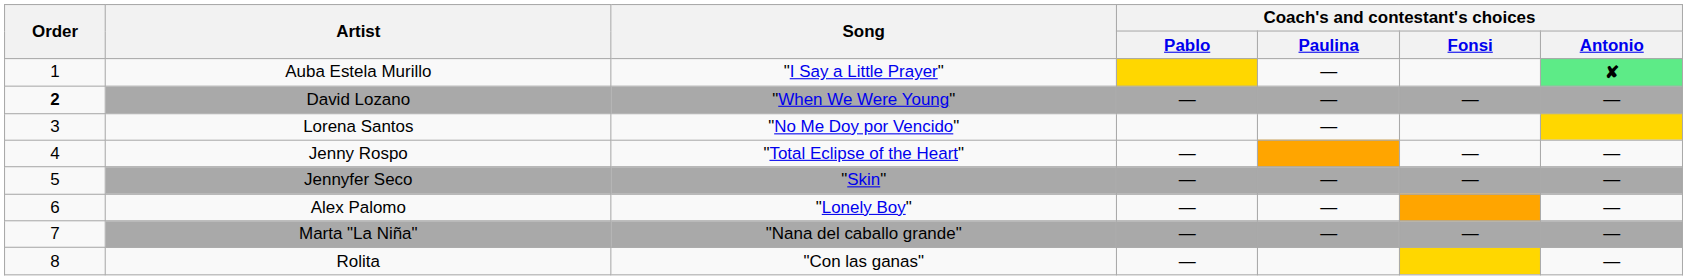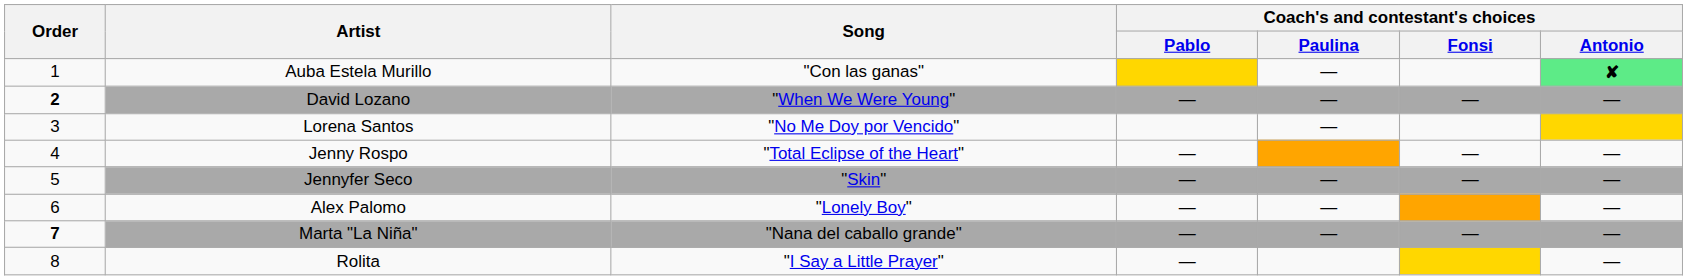(864, 72) "I Say a Little Prayer" -> (864, 72) "Con las ganas"
(55, 234) normal -> (55, 234) bold
(864, 261) "Con las ganas" -> (864, 261) "I Say a Little Prayer"
